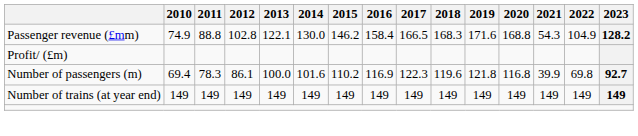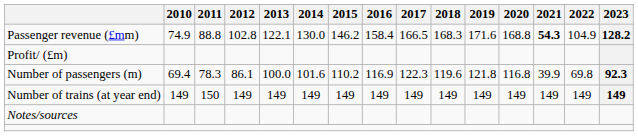(549, 34) normal -> (549, 34) bold
(616, 74) 92.7 -> (616, 74) 92.3
(210, 94) 149 -> (210, 94) 150
+ row: (43, 114)
